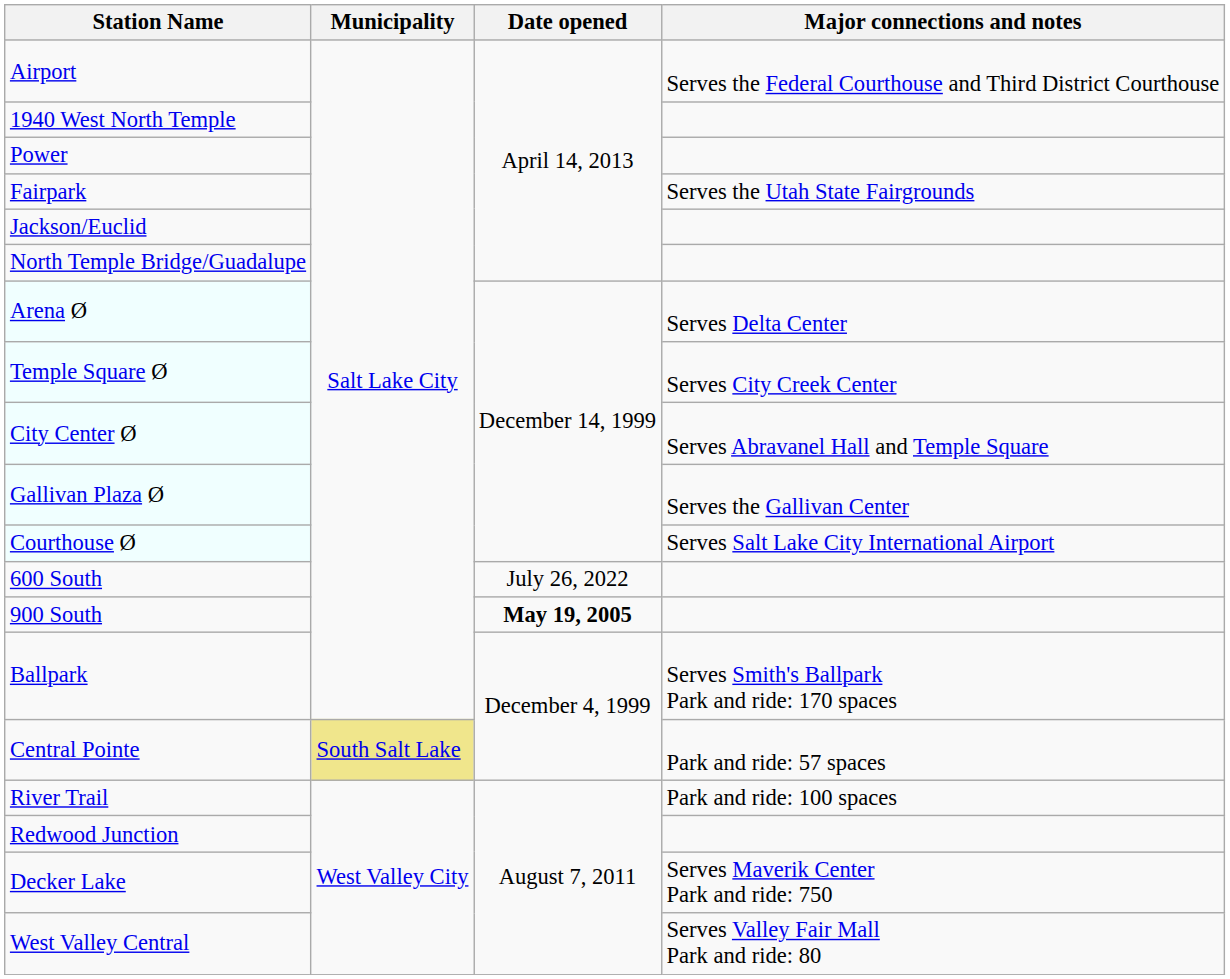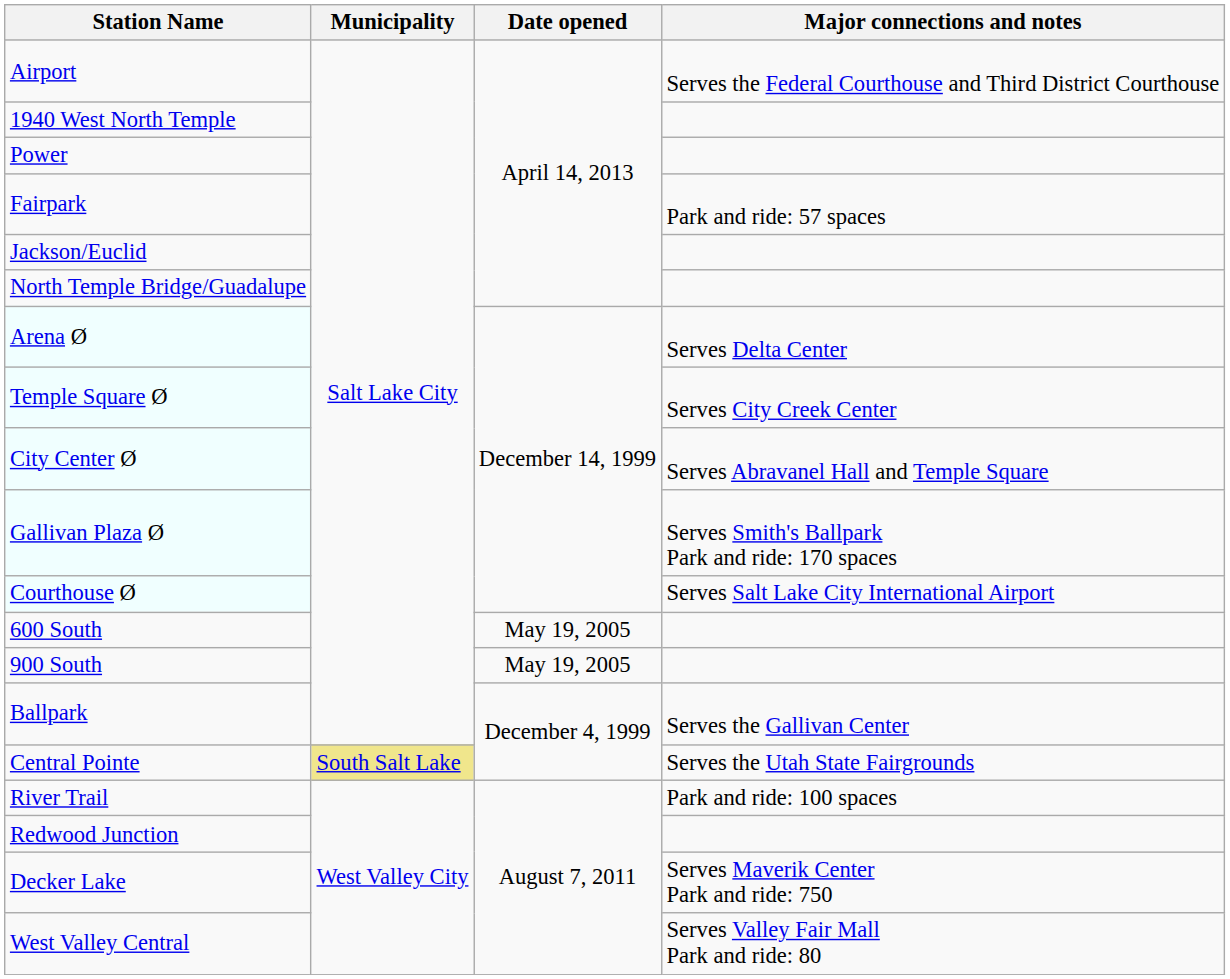(820, 190) Serves the Utah State Fairgrounds -> (776, 216) Park and ride: 57 spaces
(788, 507) Serves the Gallivan Center -> (782, 545) Serves Smith's Ballpark Park and ride: 170 spaces
(568, 578) July 26, 2022 -> (568, 629) May 19, 2005
(568, 614) bold -> (568, 665) normal
(782, 688) Serves Smith's Ballpark Park and ride: 170 spaces -> (788, 726) Serves the Gallivan Center
(776, 762) Park and ride: 57 spaces -> (820, 762) Serves the Utah State Fairgrounds
